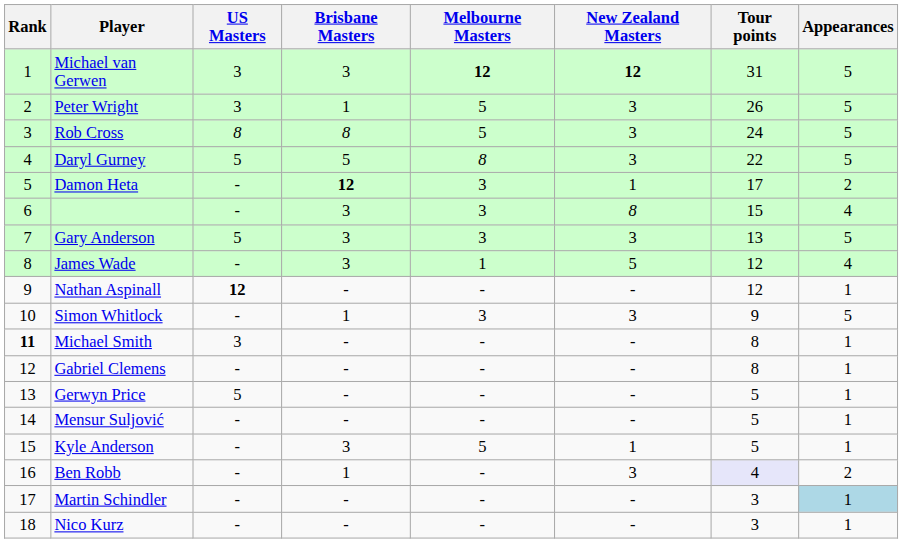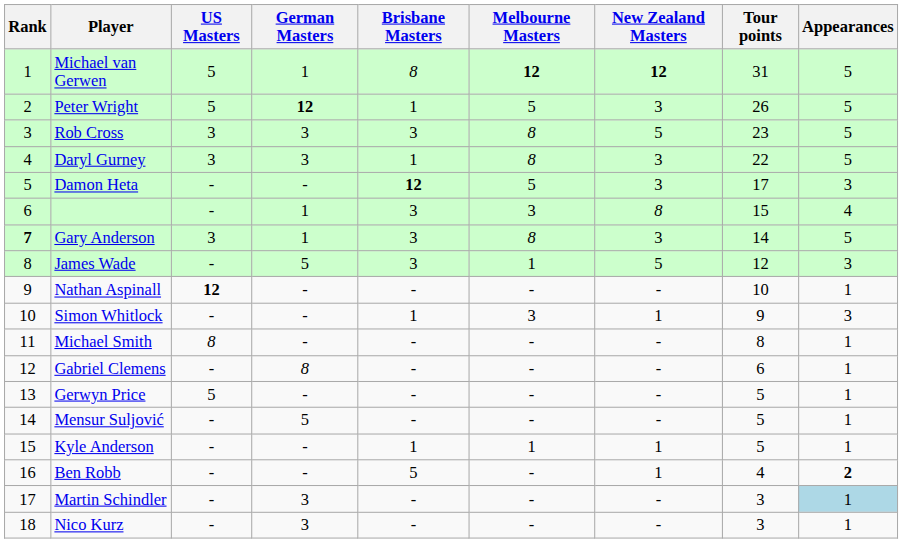+ column: (305, 26)
(237, 71) 3 -> (211, 71) 5
(346, 71) 3 -> (413, 71) 8
(237, 106) 3 -> (211, 106) 5
(237, 133) 8 -> (211, 133) 3
(346, 133) 8 -> (413, 133) 3
(482, 133) 5 -> (532, 133) 8
(633, 133) 3 -> (658, 133) 5
(755, 133) 24 -> (760, 133) 23
(237, 159) 5 -> (211, 159) 3
(346, 159) 5 -> (413, 159) 1
(482, 185) 3 -> (532, 185) 5
(633, 185) 1 -> (658, 185) 3
(848, 185) 2 -> (848, 185) 3
(28, 237) normal -> (28, 237) bold
(237, 237) 5 -> (211, 237) 3
(482, 237) 3 -> (532, 237) 8
(755, 237) 13 -> (760, 237) 14
(848, 263) 4 -> (848, 263) 3
(755, 289) 12 -> (760, 289) 10
(633, 316) 3 -> (658, 316) 1
(848, 316) 5 -> (848, 316) 3
(28, 342) bold -> (28, 342) normal
(237, 342) 3 -> (211, 342) 8
(755, 368) 8 -> (760, 368) 6
(346, 446) 3 -> (413, 446) 1
(482, 446) 5 -> (532, 446) 1
(346, 472) 1 -> (413, 472) 5
(633, 472) 3 -> (658, 472) 1
(755, 472) lavender background -> (760, 472) no background
(848, 472) normal -> (848, 472) bold
